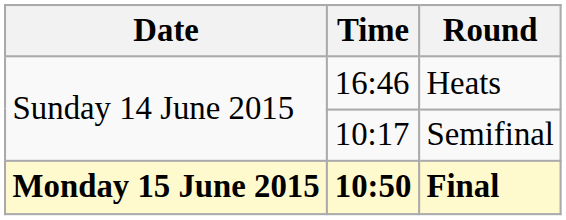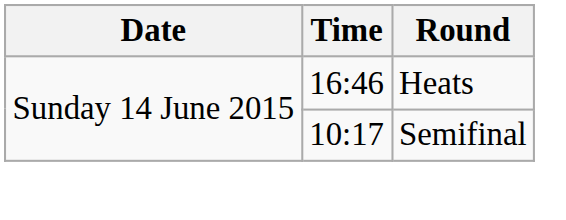- row: (463, 186)
